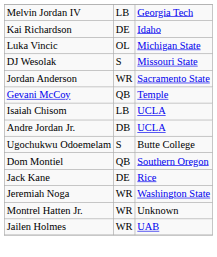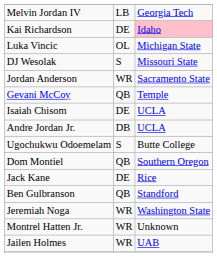(149, 29) no background -> (149, 29) pink background
(122, 111) LB -> (123, 111) DE
+ row: (41, 194)
